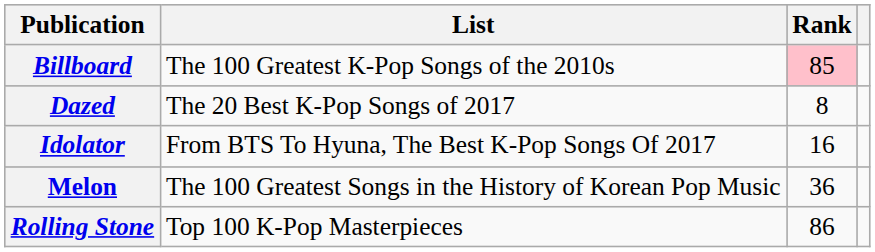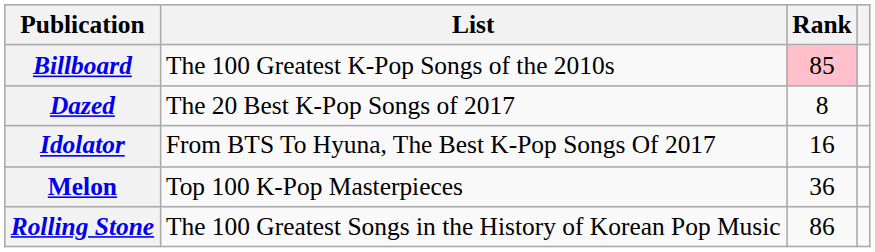(473, 186) The 100 Greatest Songs in the History of Korean Pop Music -> (314, 186) Top 100 K-Pop Masterpieces
(314, 226) Top 100 K-Pop Masterpieces -> (473, 226) The 100 Greatest Songs in the History of Korean Pop Music
